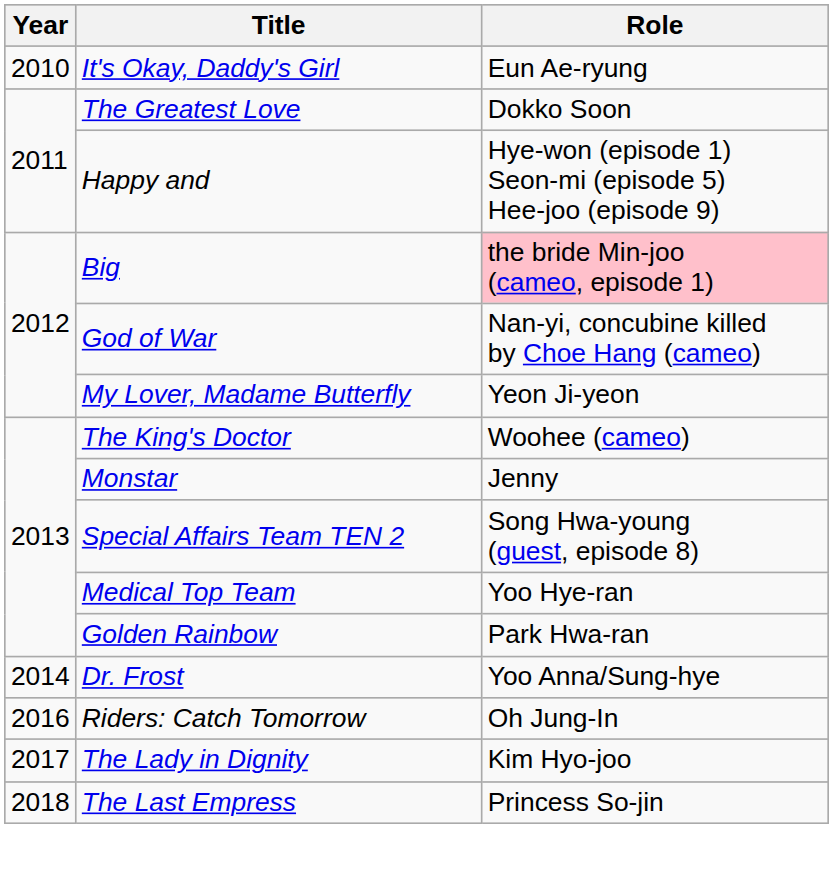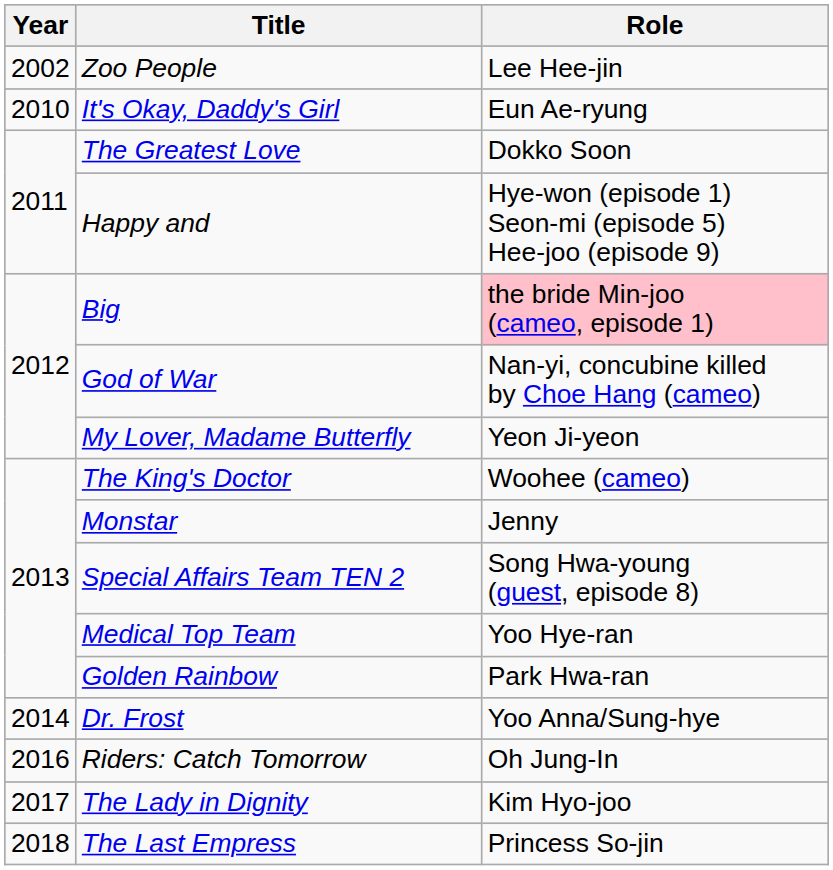+ row: (149, 67)
